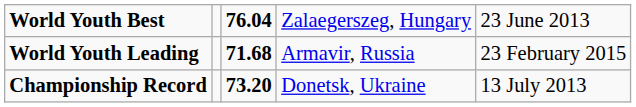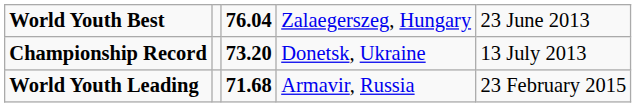rows swapped: (108, 85) <-> (104, 53)
